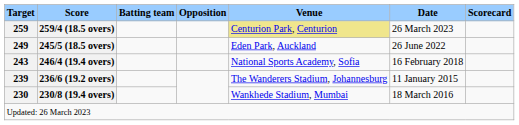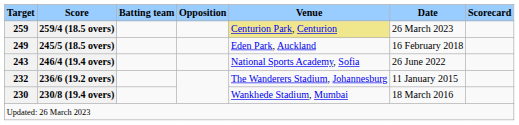(419, 46) 26 June 2022 -> (428, 46) 16 February 2018
(428, 62) 16 February 2018 -> (419, 62) 26 June 2022
(21, 79) 239 -> (21, 79) 232
